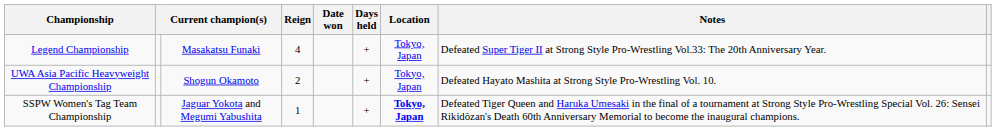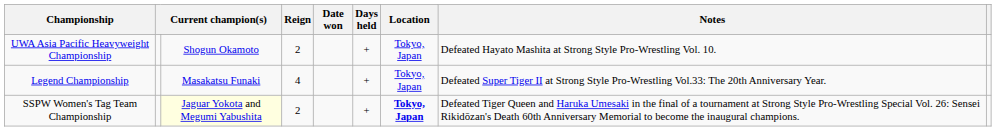rows swapped: (80, 49) <-> (80, 80)
(221, 110) no background -> (221, 110) lightyellow background
(298, 110) 1 -> (298, 110) 2
